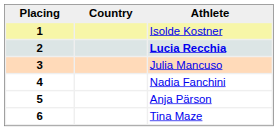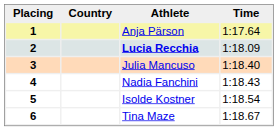+ column: (246, 14)
(186, 31) Isolde Kostner -> (153, 31) Anja Pärson
(181, 99) Anja Pärson -> (158, 99) Isolde Kostner
